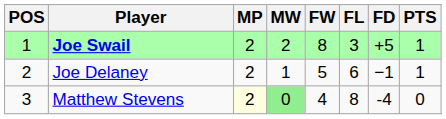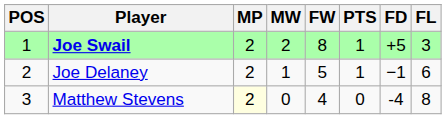columns swapped: (354, 18) <-> (420, 18)
(286, 99) lightgreen background -> (286, 99) no background
